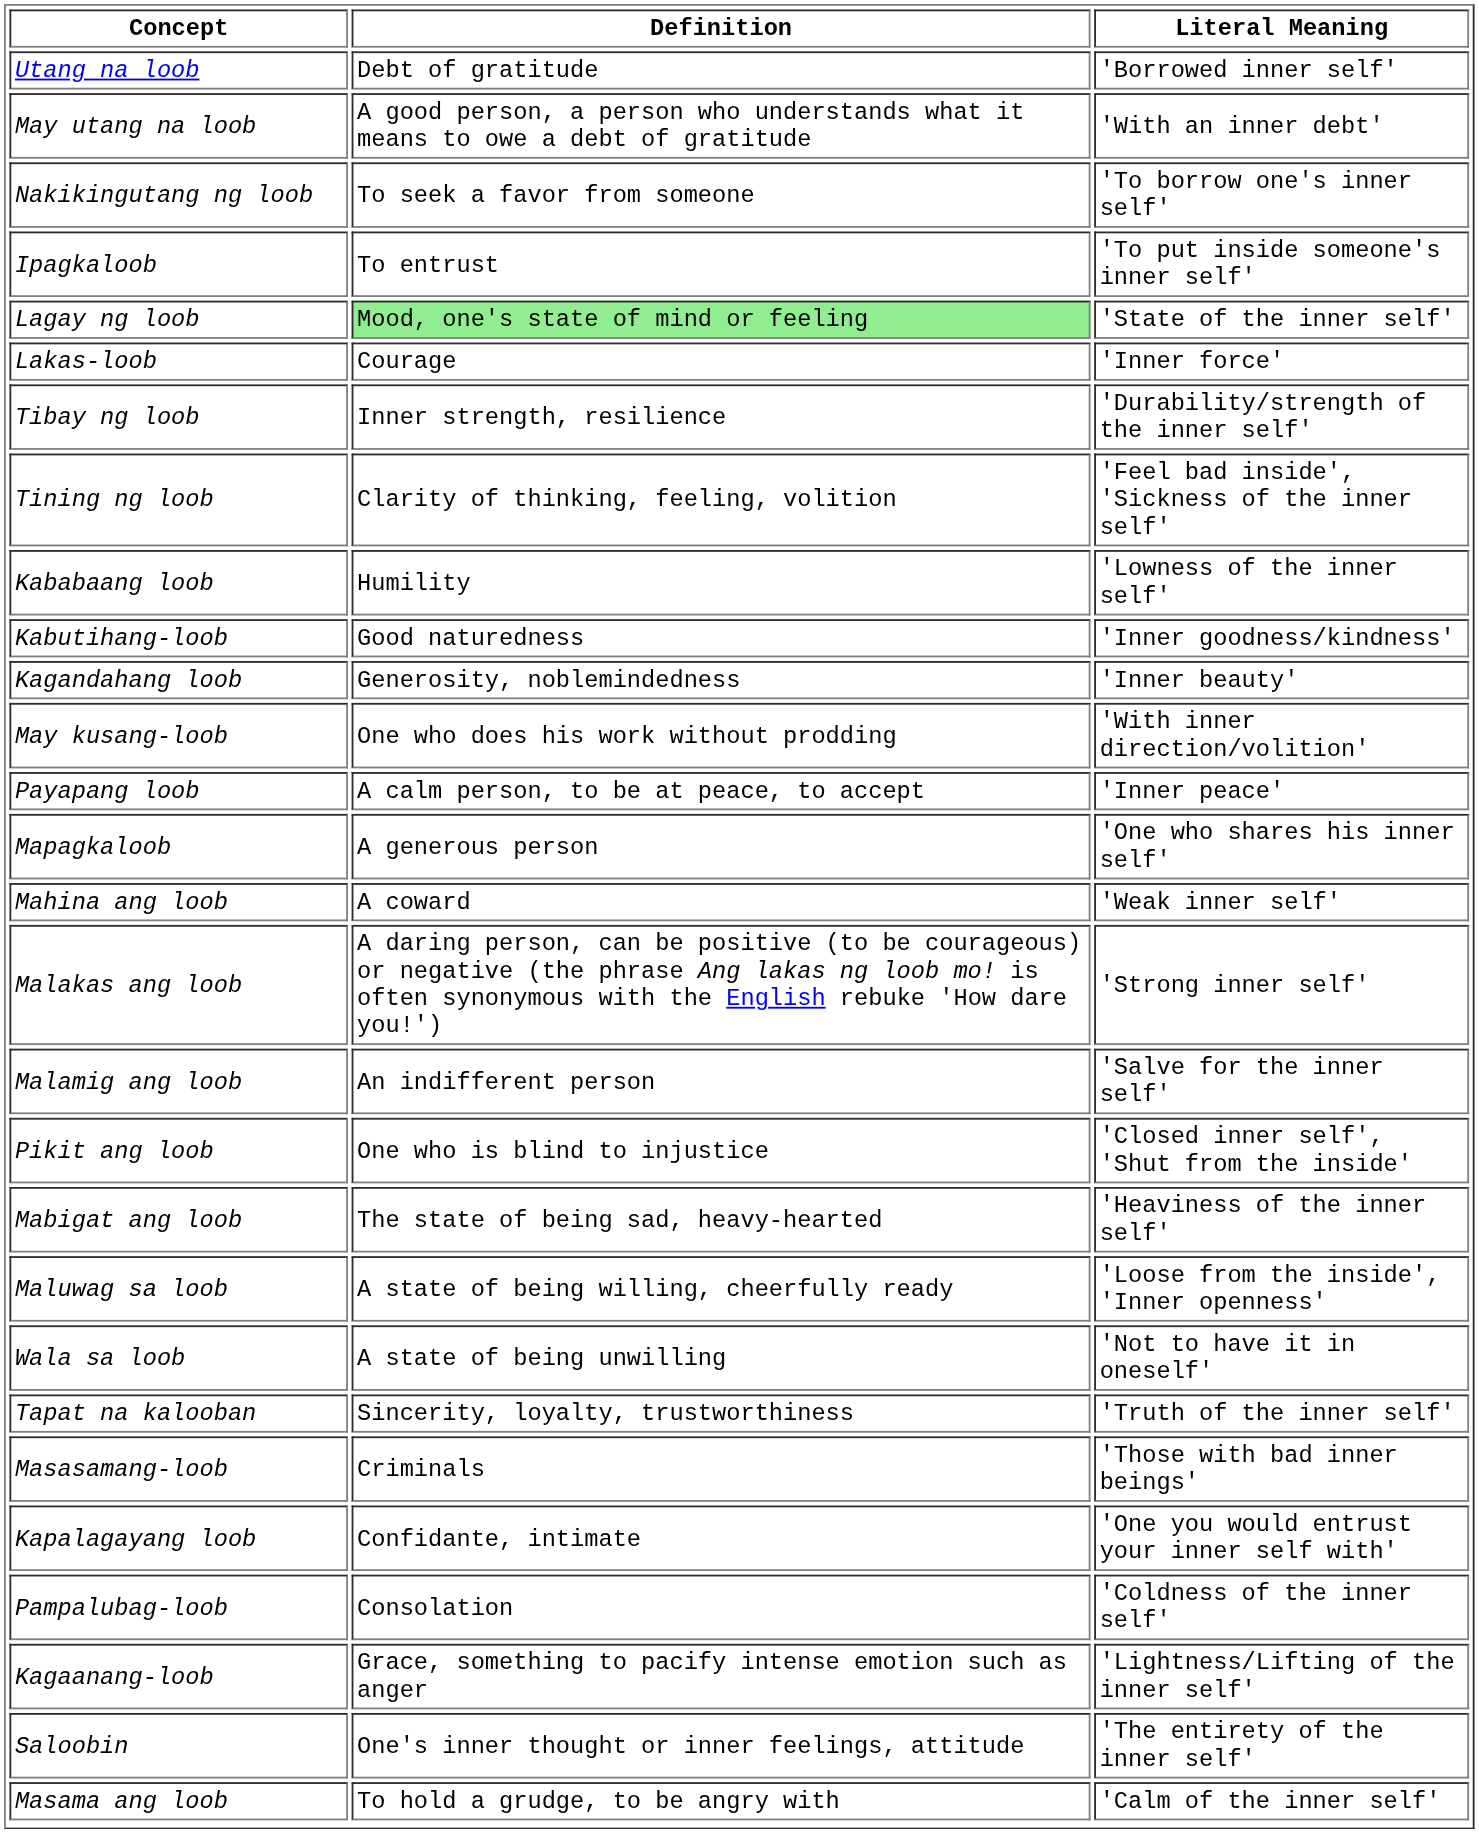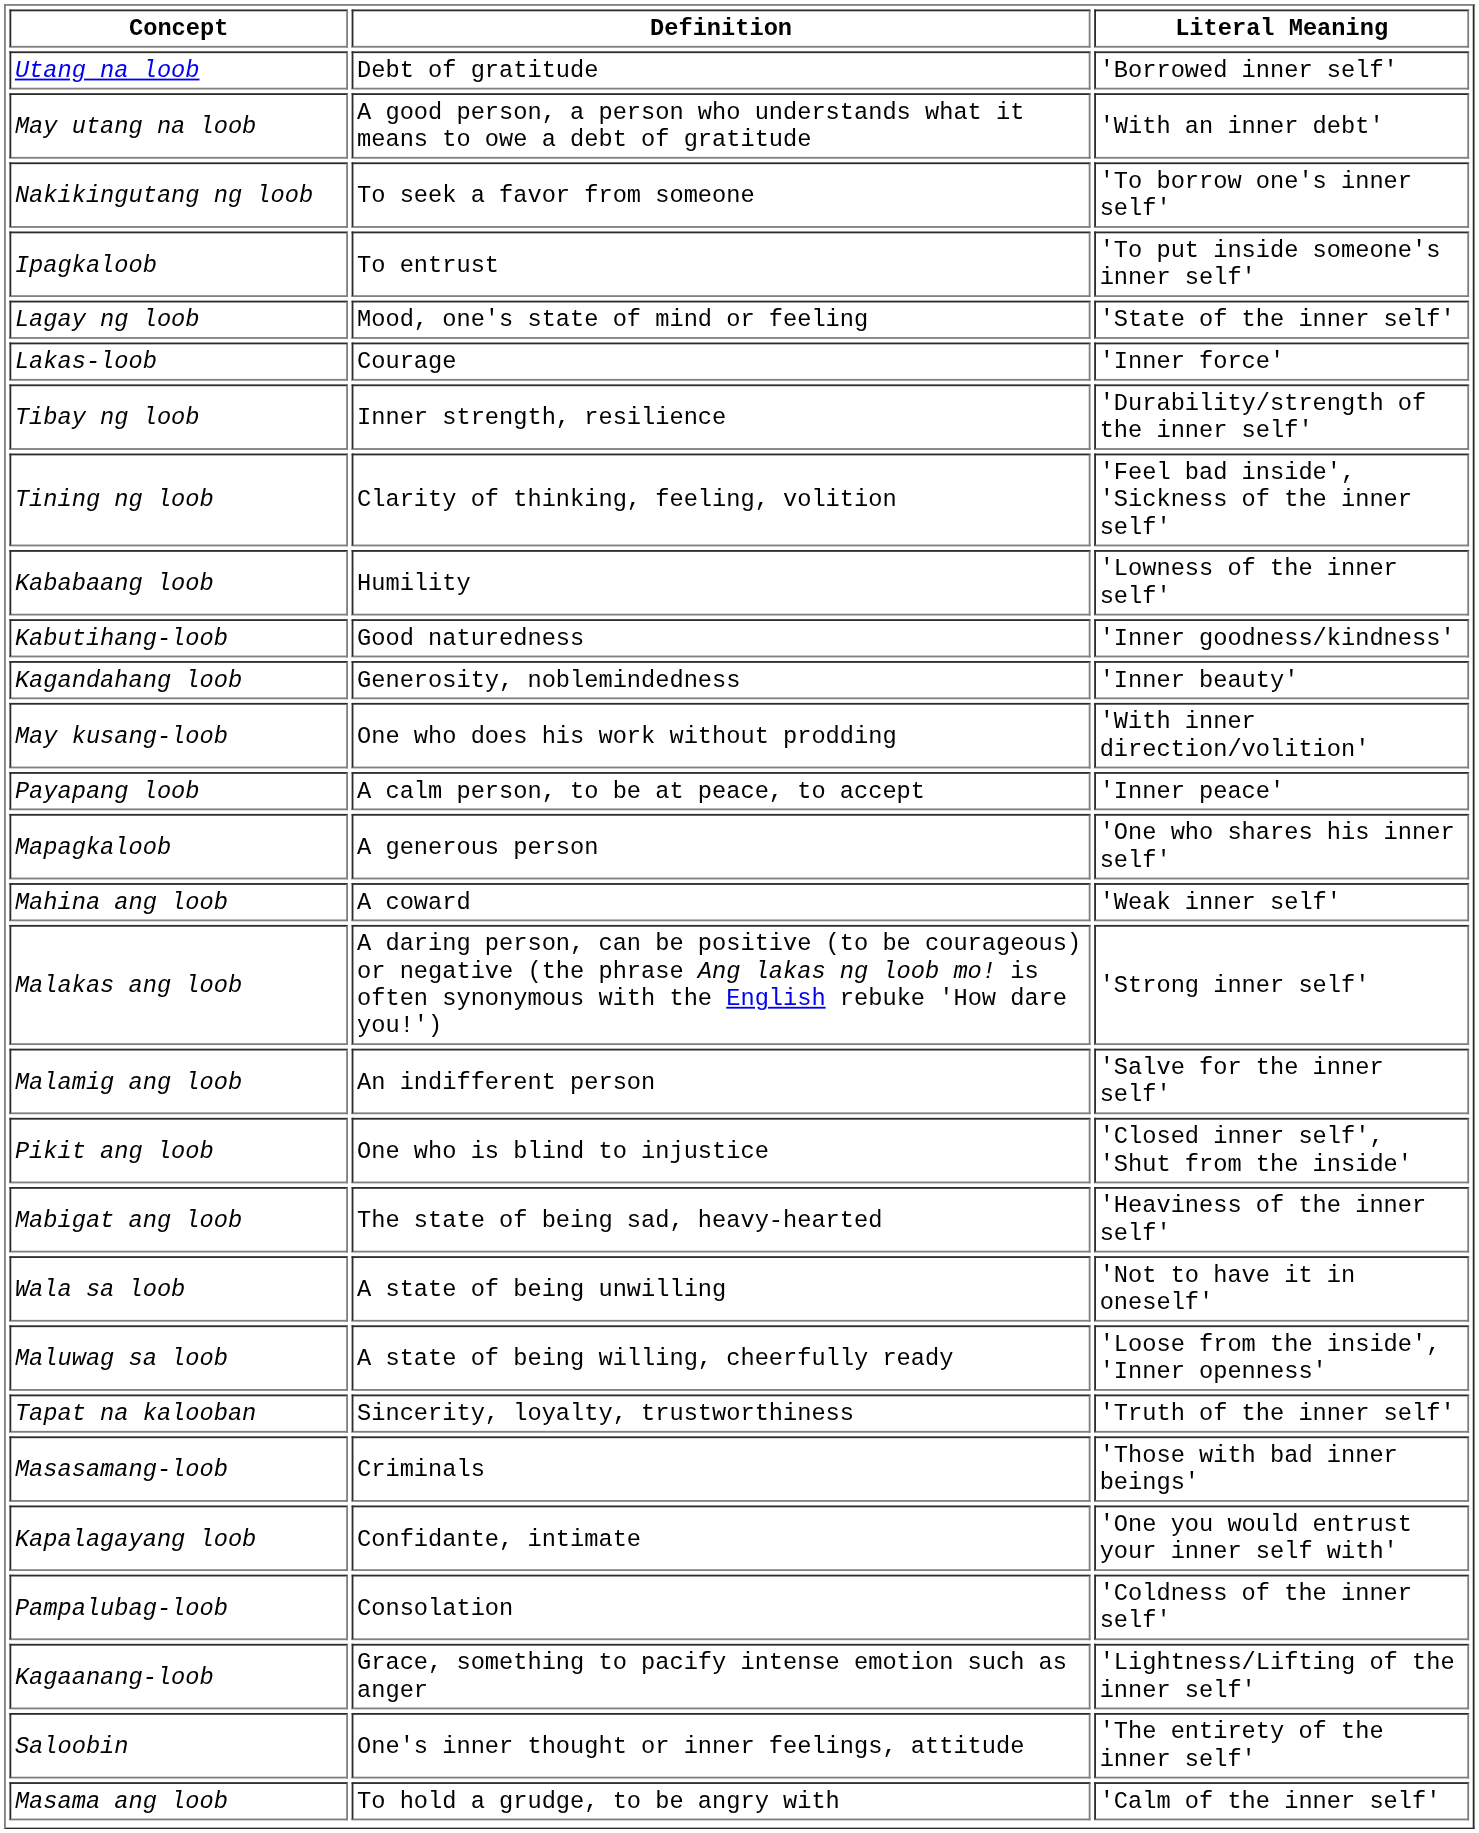(613, 320) lightgreen background -> (613, 320) no background
rows swapped: (121, 1289) <-> (100, 1358)
